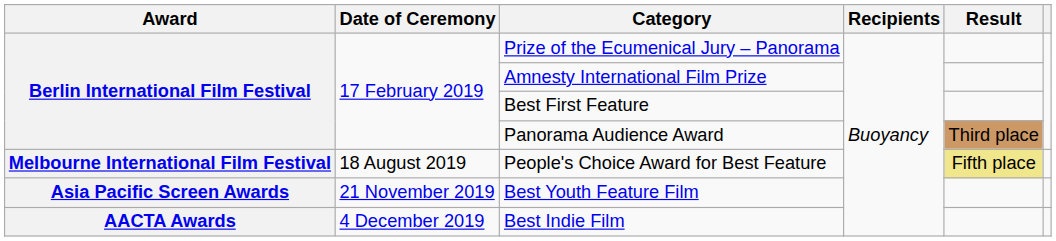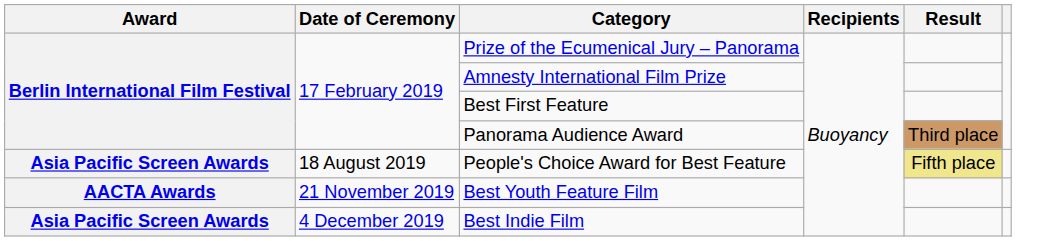(170, 163) Melbourne International Film Festival -> (150, 163) Asia Pacific Screen Awards
(170, 192) Asia Pacific Screen Awards -> (150, 192) AACTA Awards
(170, 221) AACTA Awards -> (150, 221) Asia Pacific Screen Awards
